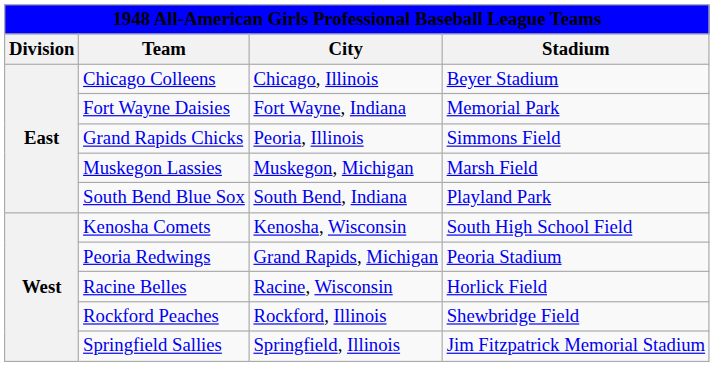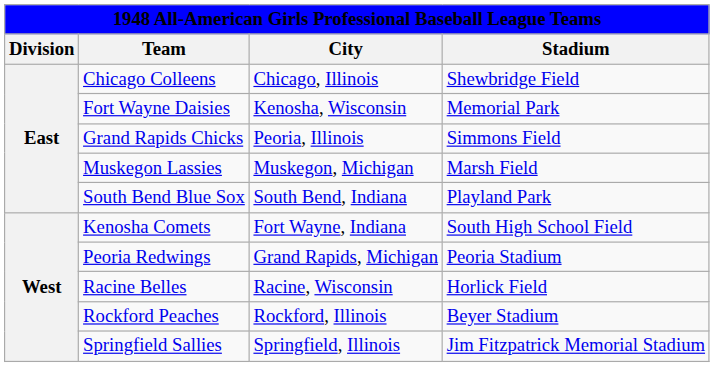(503, 78) Beyer Stadium -> (513, 78) Shewbridge Field
(330, 108) Fort Wayne, Indiana -> (330, 108) Kenosha, Wisconsin
(330, 227) Kenosha, Wisconsin -> (330, 227) Fort Wayne, Indiana
(513, 316) Shewbridge Field -> (503, 316) Beyer Stadium
